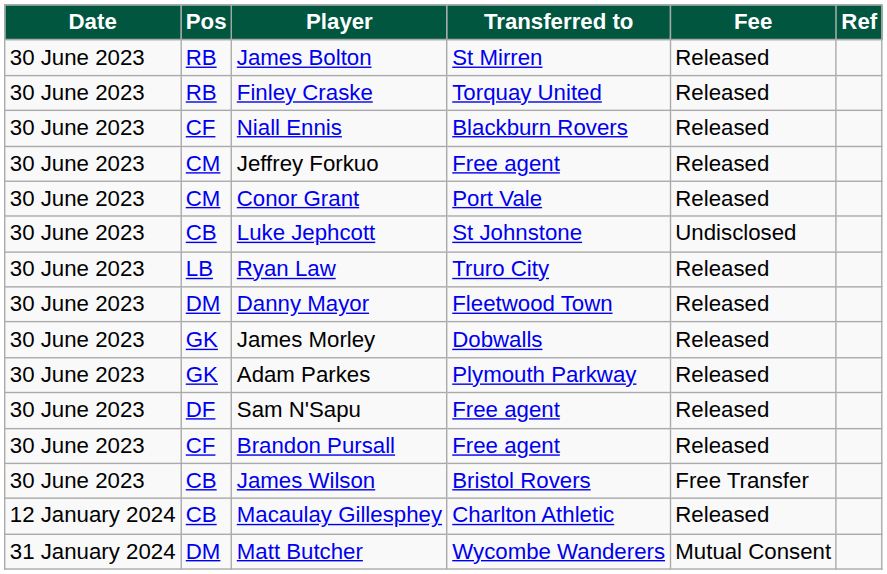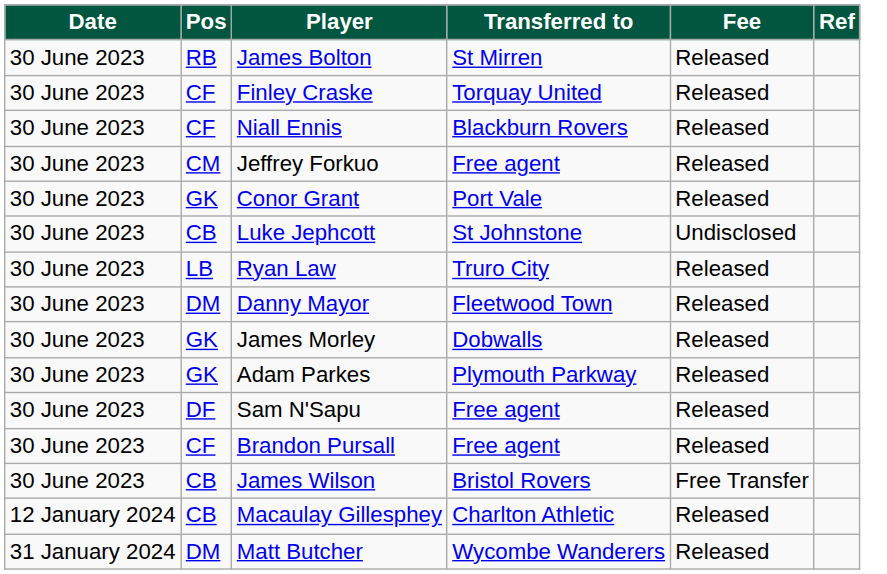(201, 92) RB -> (201, 92) CF
(203, 198) CM -> (202, 198) GK
(753, 551) Mutual Consent -> (722, 551) Released
